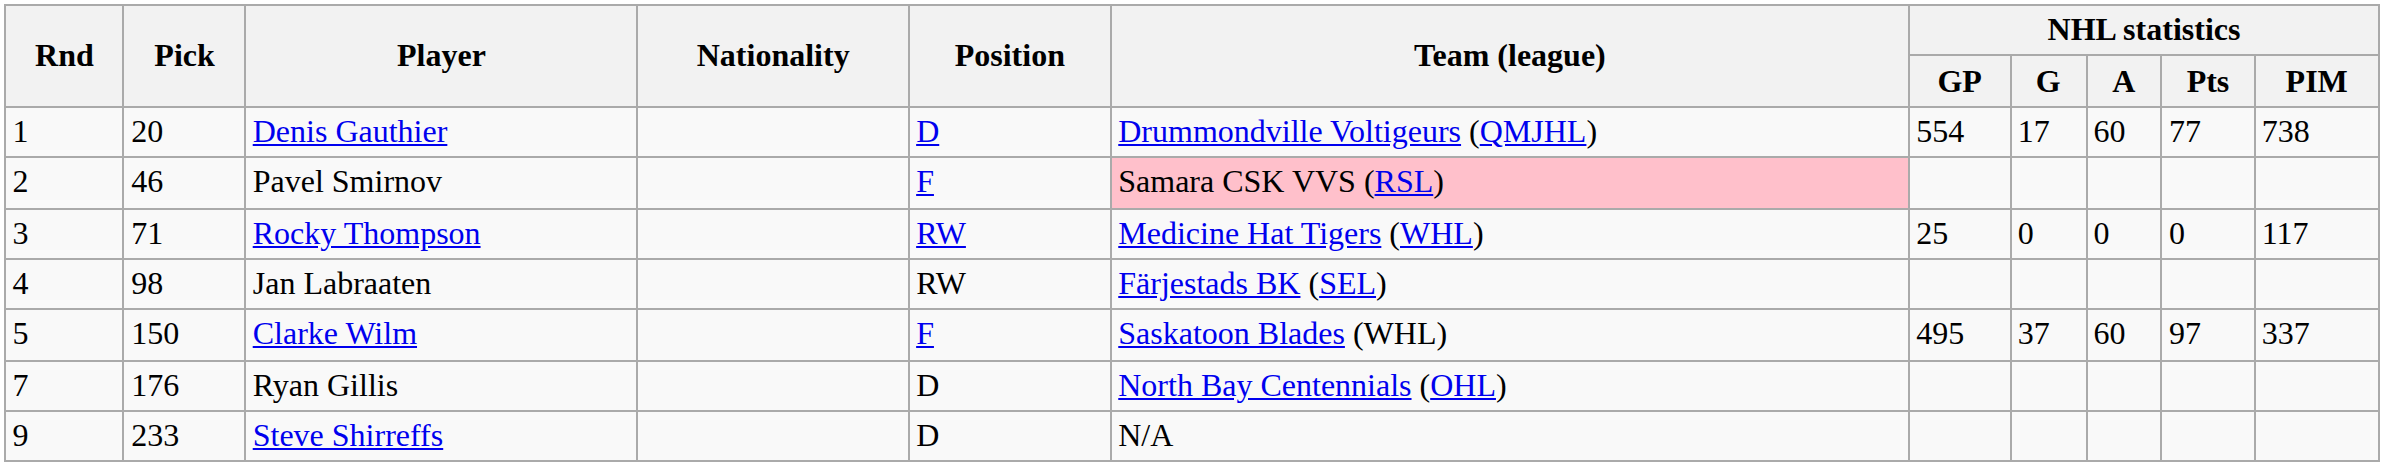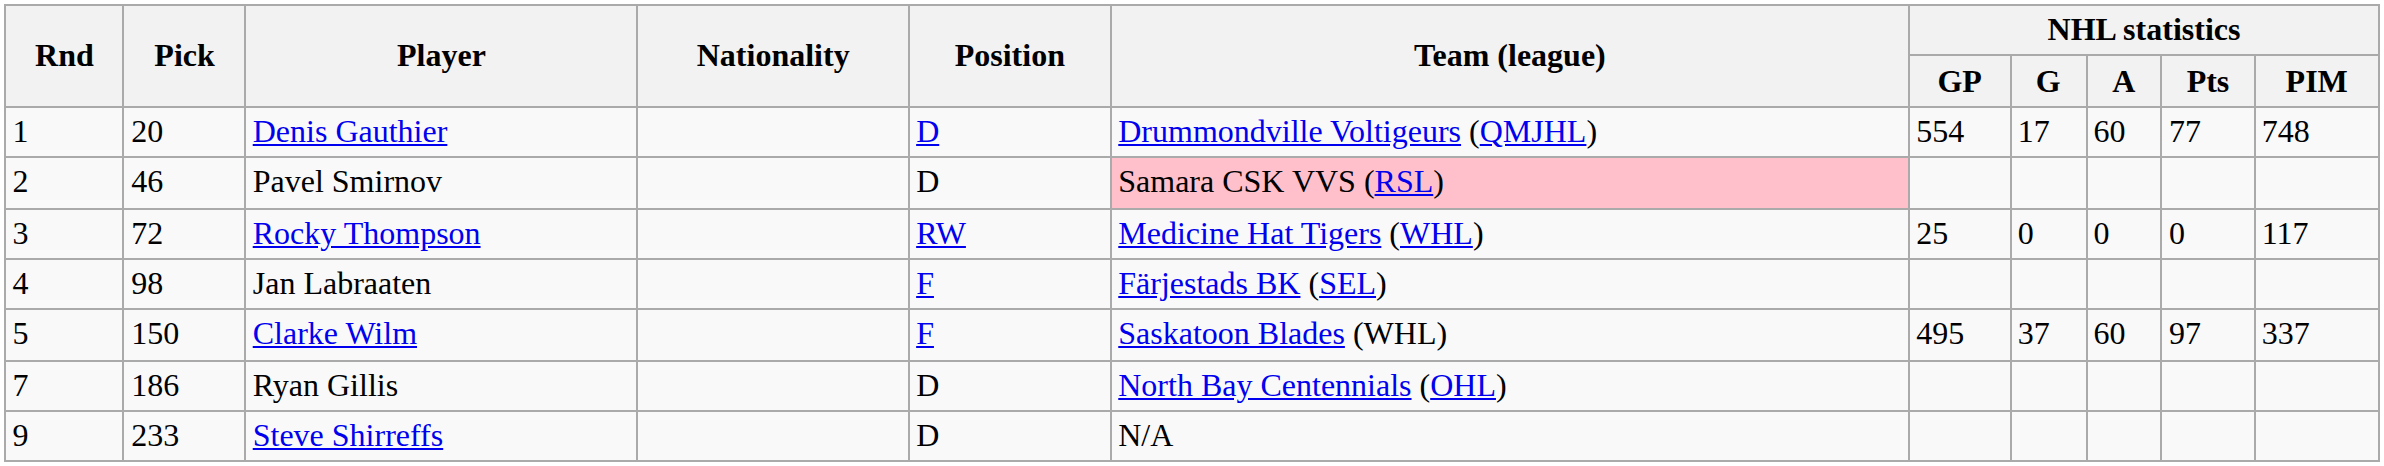(2286, 131) 738 -> (2286, 131) 748
(925, 182) F -> (928, 182) D
(147, 232) 71 -> (147, 232) 72
(941, 283) RW -> (925, 283) F
(155, 385) 176 -> (155, 385) 186
